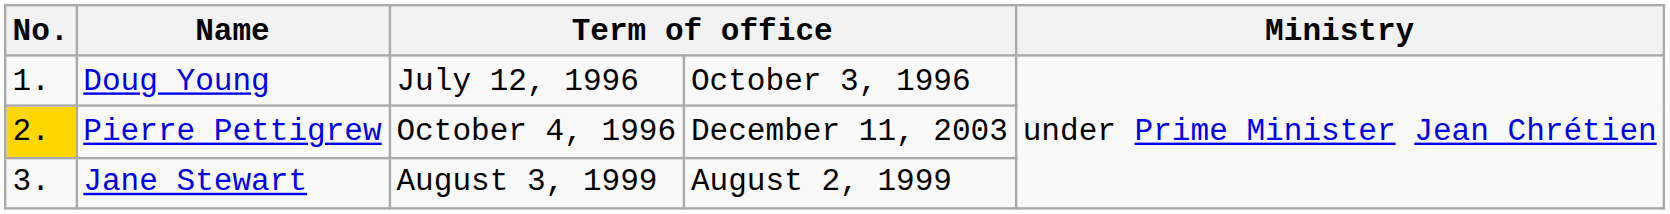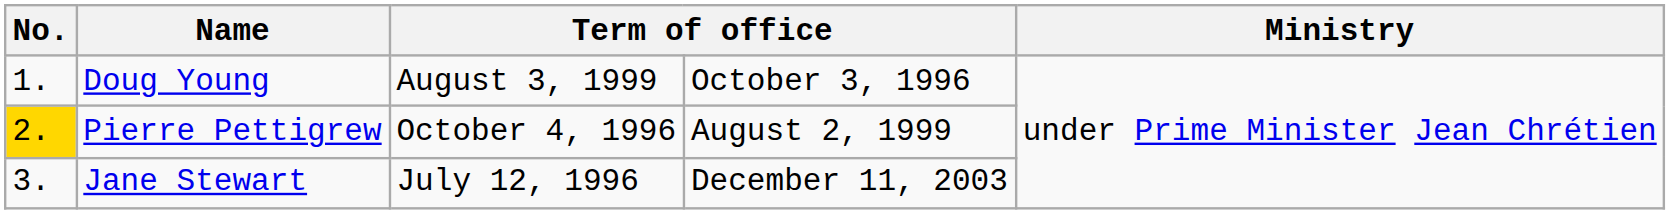(518, 81) July 12, 1996 -> (527, 81) August 3, 1999
(849, 132) December 11, 2003 -> (821, 132) August 2, 1999
(527, 182) August 3, 1999 -> (518, 182) July 12, 1996
(821, 182) August 2, 1999 -> (849, 182) December 11, 2003
